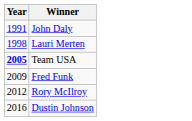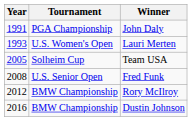+ column: (75, 12)
(17, 44) 1998 -> (17, 44) 1993
(17, 60) bold -> (17, 60) normal
(17, 76) 2009 -> (17, 76) 2008
